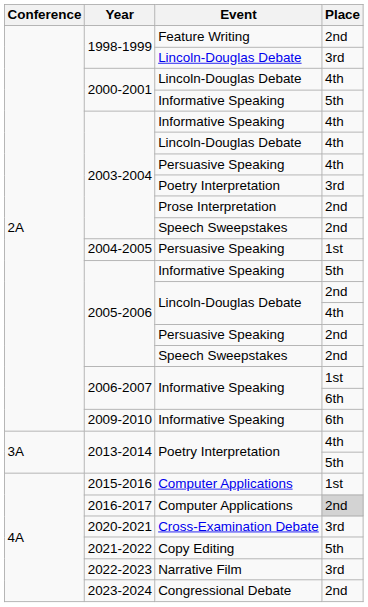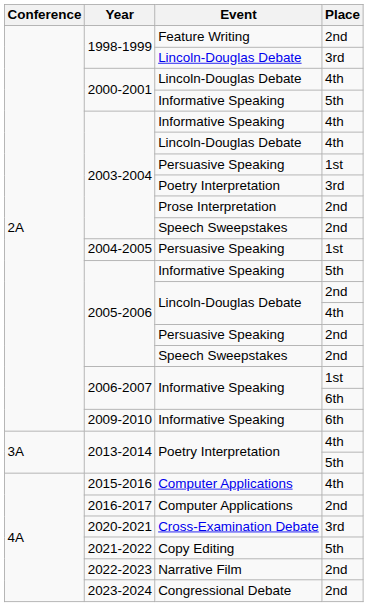(334, 164) 4th -> (334, 164) 1st
(334, 484) 1st -> (334, 484) 4th
(336, 505) lightgrey background -> (336, 505) no background
(335, 569) 3rd -> (336, 569) 2nd
